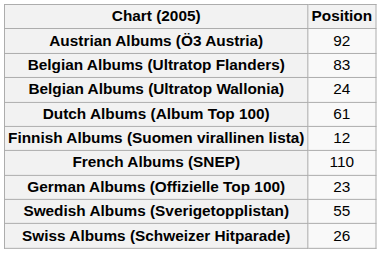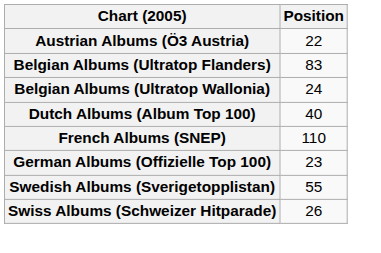(342, 41) 92 -> (314, 41) 22
(342, 114) 61 -> (314, 114) 40
- row: (156, 138)
